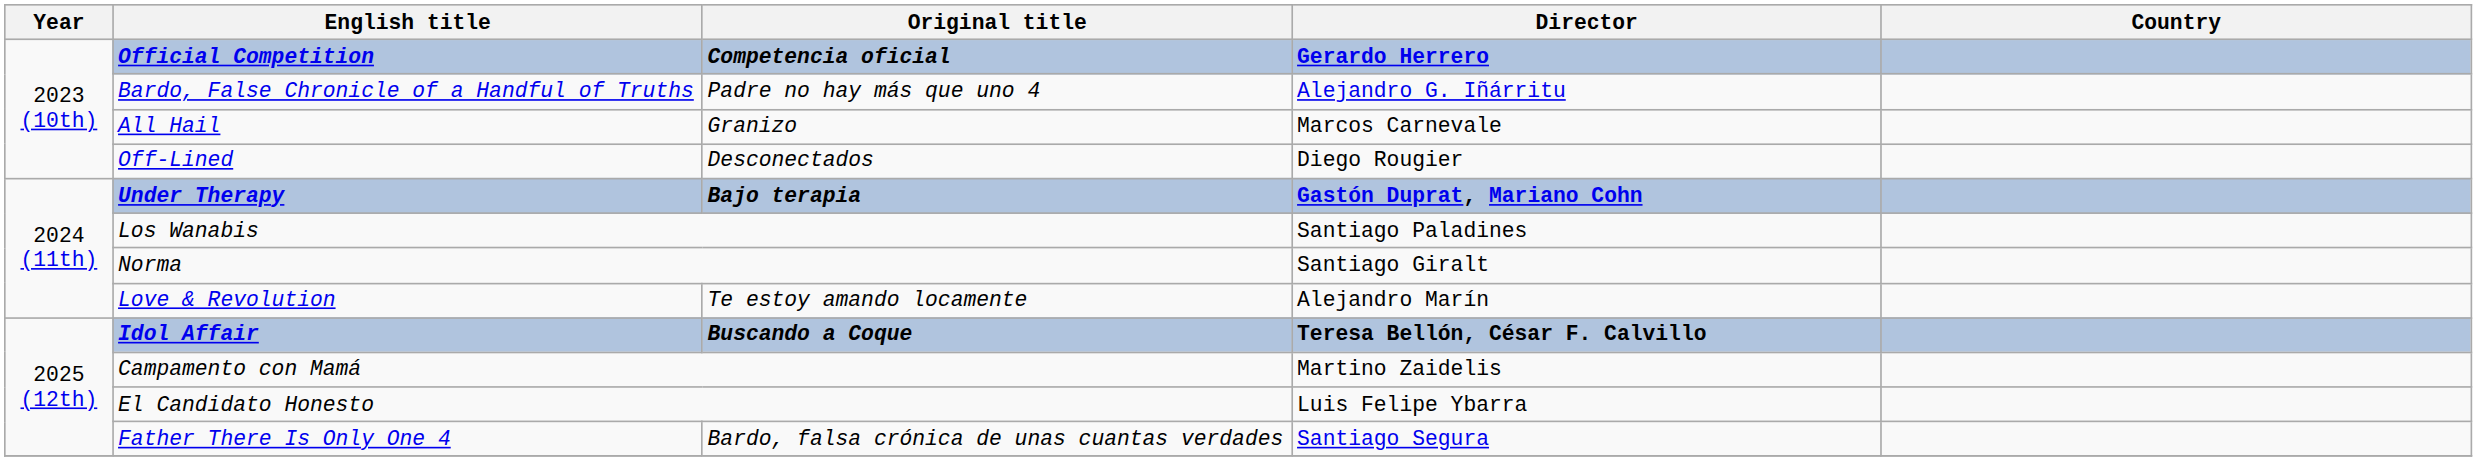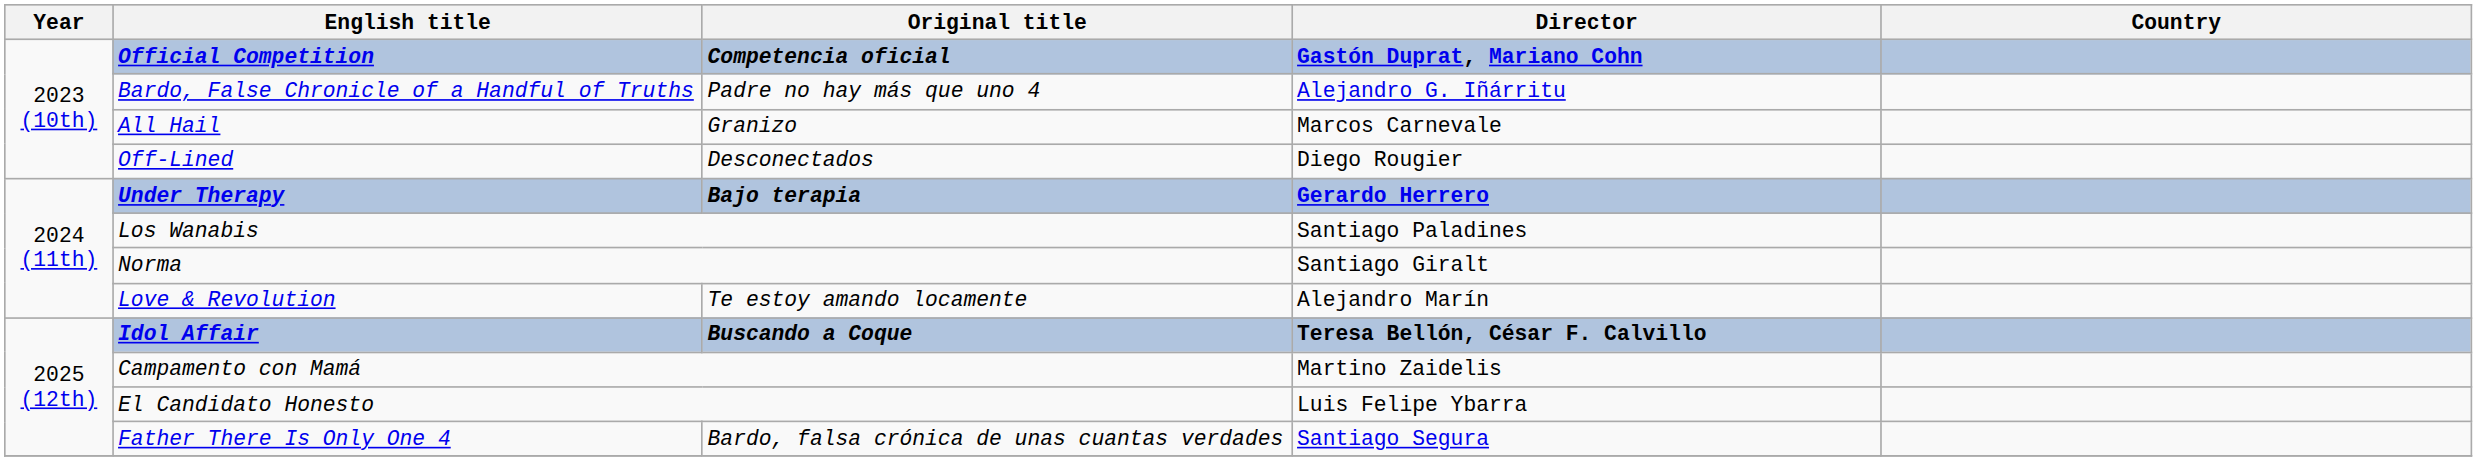(1393, 57) Gerardo Herrero -> (1470, 57) Gastón Duprat, Mariano Cohn
(1470, 196) Gastón Duprat, Mariano Cohn -> (1393, 196) Gerardo Herrero
